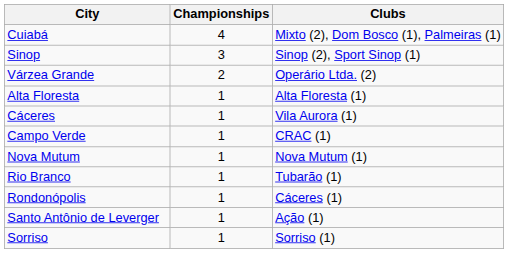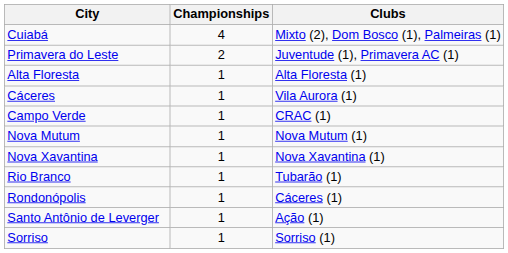- row: (24, 55)
+ row: (63, 55)
- row: (51, 75)
+ row: (53, 156)
